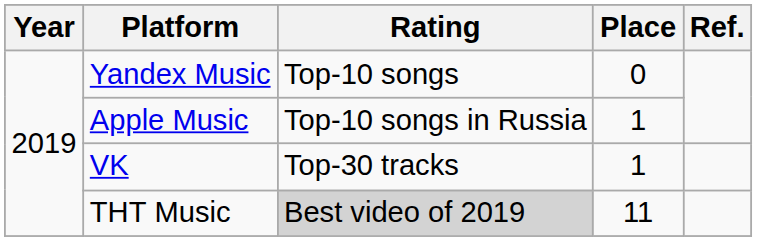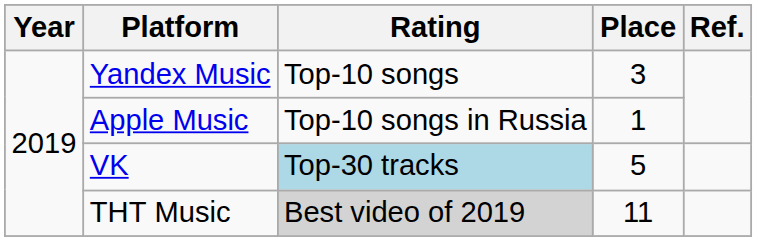(638, 73) 0 -> (638, 73) 3
(371, 166) no background -> (371, 166) lightblue background
(638, 166) 1 -> (638, 166) 5
